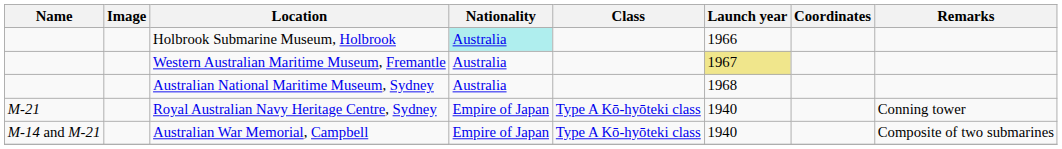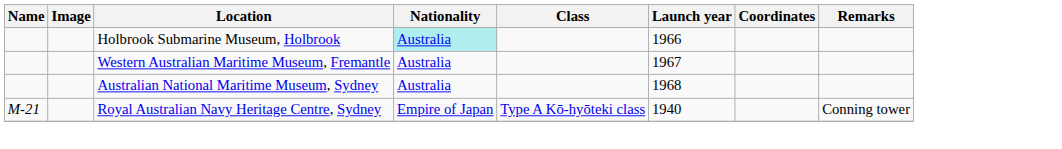(722, 62) khaki background -> (667, 62) no background
- row: (261, 132)
